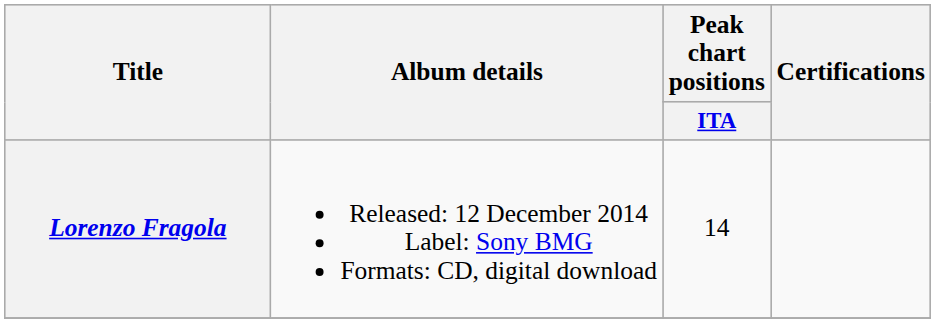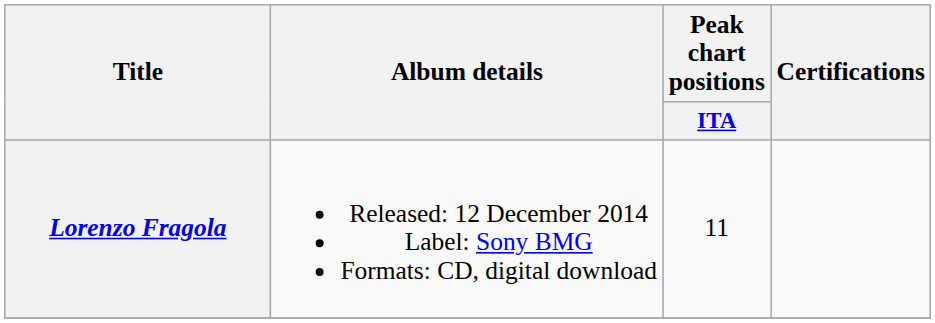(717, 228) 14 -> (717, 228) 11
